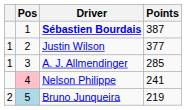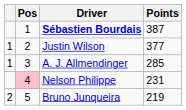(155, 80) 241 -> (155, 80) 231
(27, 97) lightblue background -> (27, 97) no background
